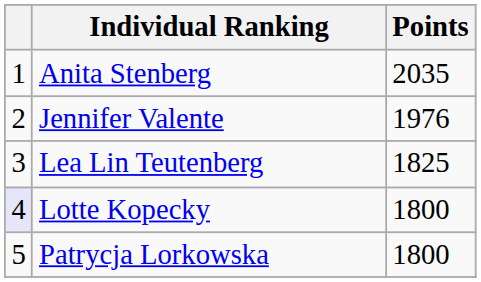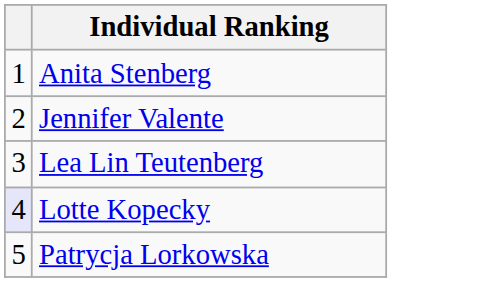- column: (431, 27)
